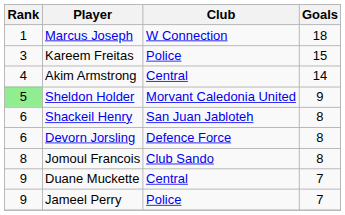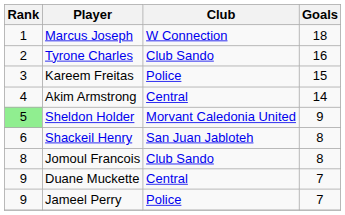+ row: (89, 55)
- row: (90, 138)
